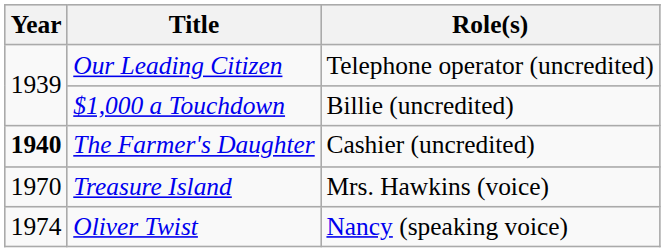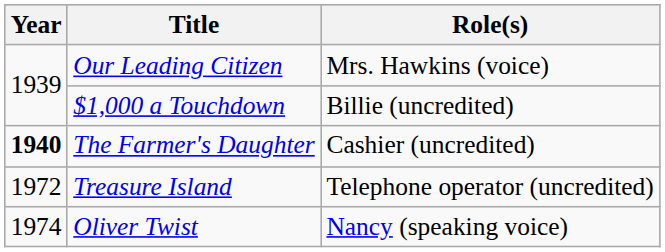(490, 65) Telephone operator (uncredited) -> (438, 65) Mrs. Hawkins (voice)
(36, 186) 1970 -> (36, 186) 1972
(438, 186) Mrs. Hawkins (voice) -> (490, 186) Telephone operator (uncredited)
